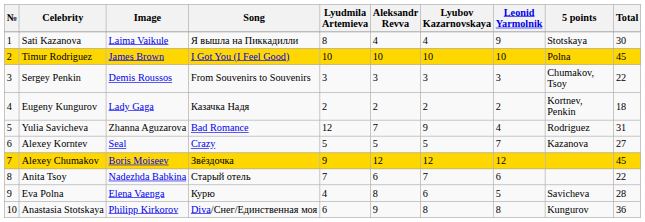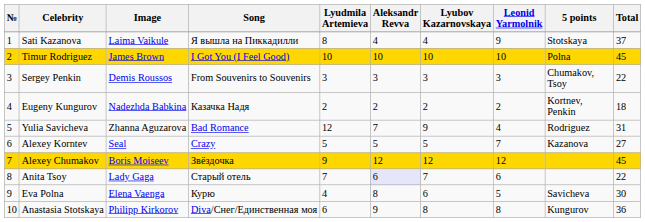(621, 40) 30 -> (621, 40) 37
(131, 106) Lady Gaga -> (147, 106) Nadezhda Babkina
(147, 177) Nadezhda Babkina -> (131, 177) Lady Gaga
(375, 177) no background -> (375, 177) lavender background
(621, 193) 28 -> (621, 193) 30
